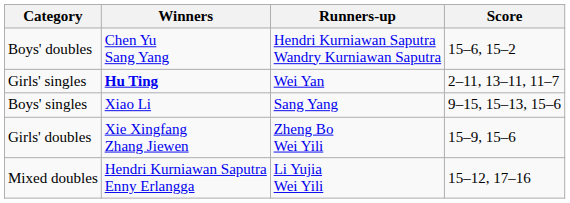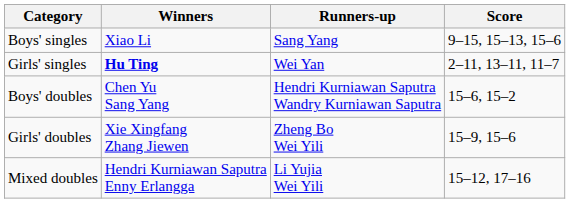rows swapped: (48, 104) <-> (50, 48)
